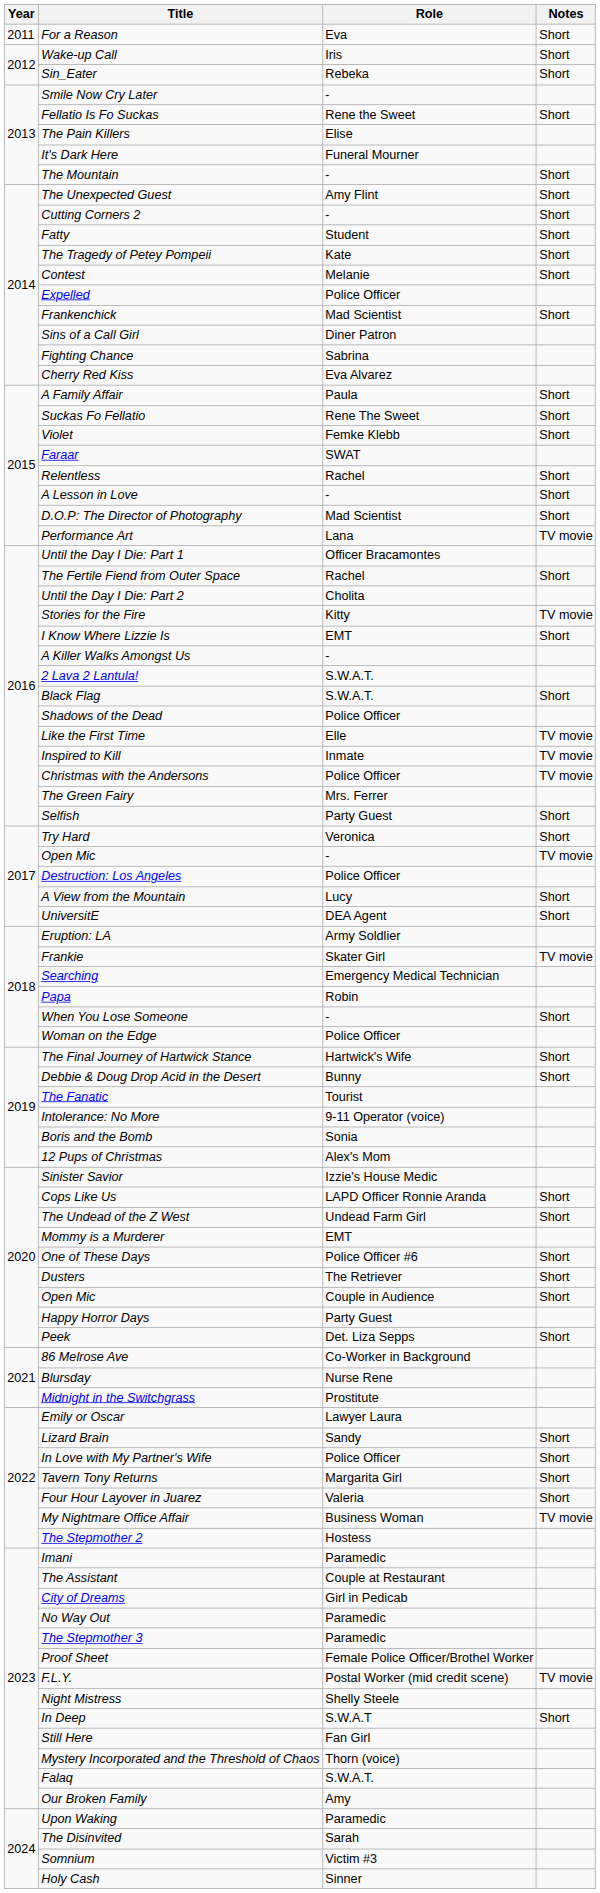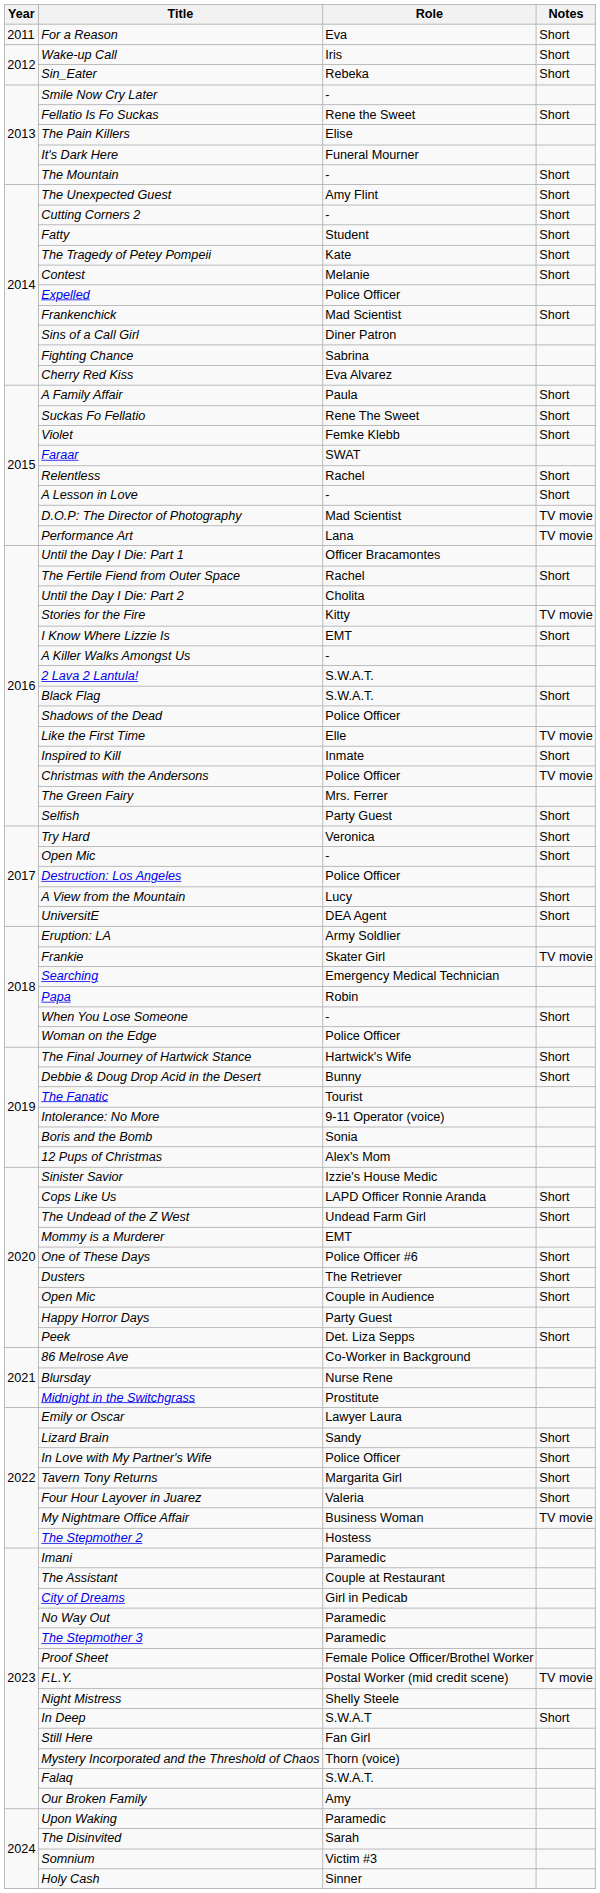(554, 515) Short -> (566, 515) TV movie
(566, 756) TV movie -> (554, 756) Short
(566, 856) TV movie -> (554, 856) Short
